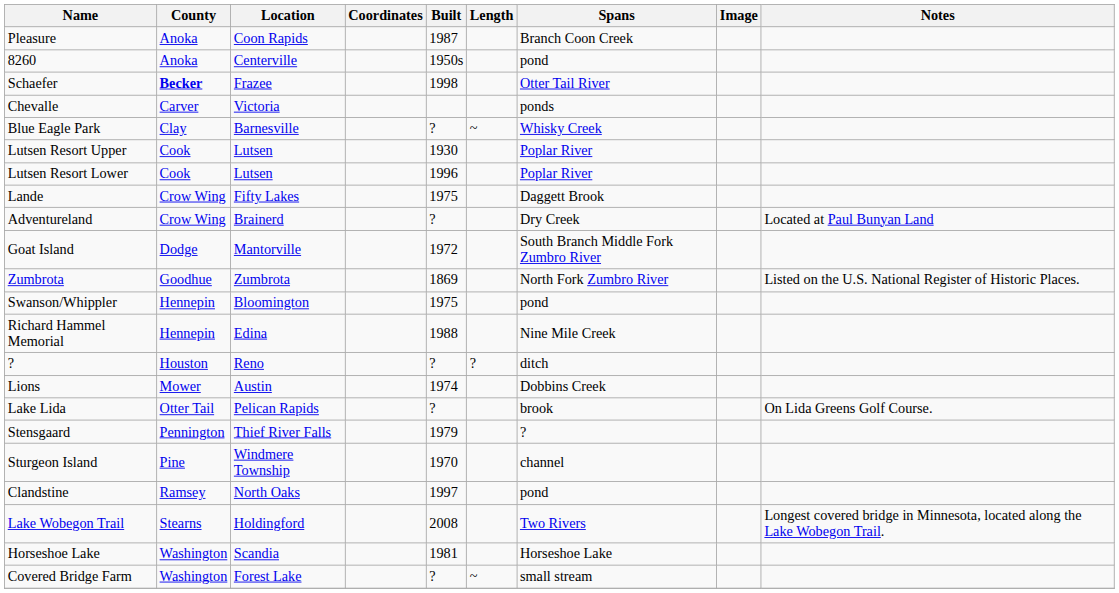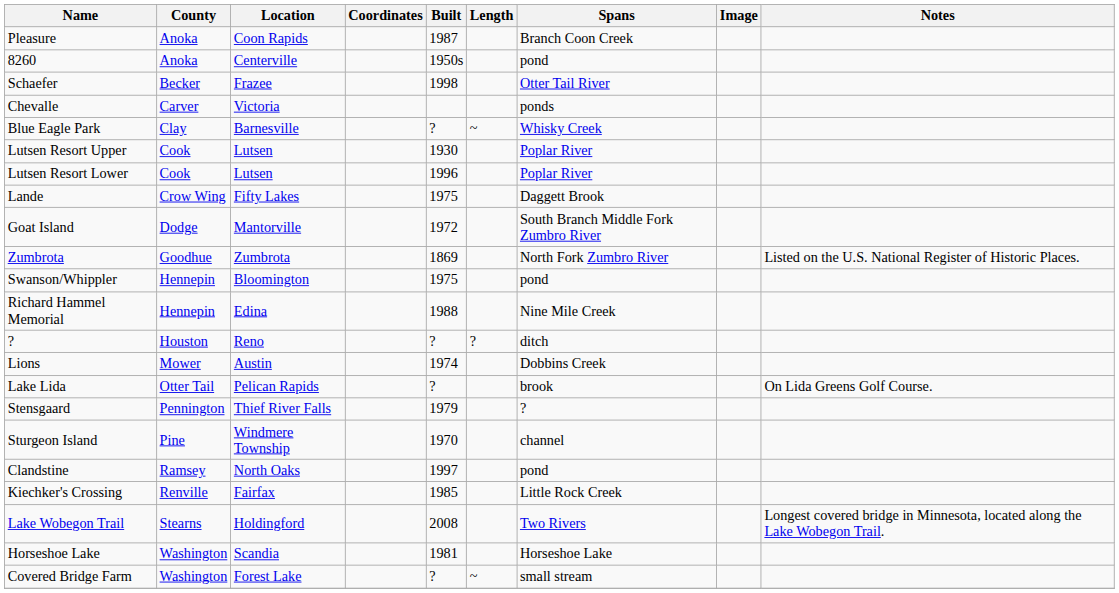(181, 83) bold -> (180, 83) normal
- row: (50, 219)
+ row: (65, 492)
